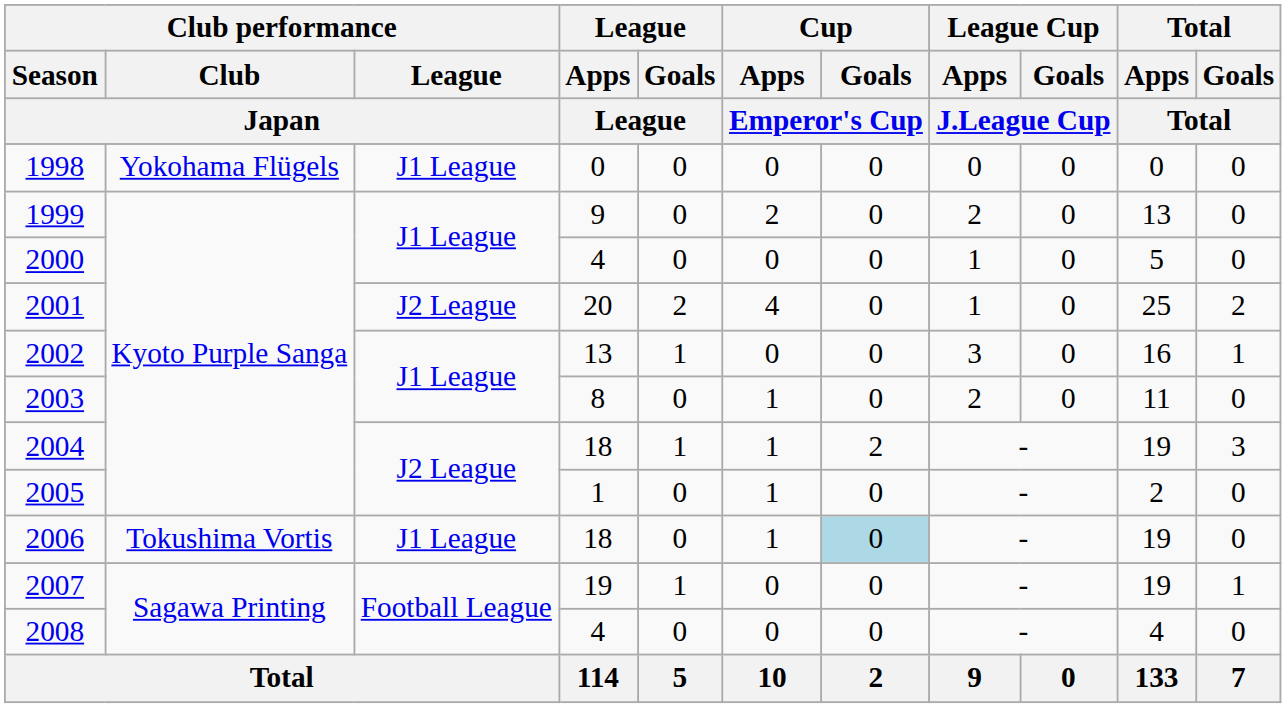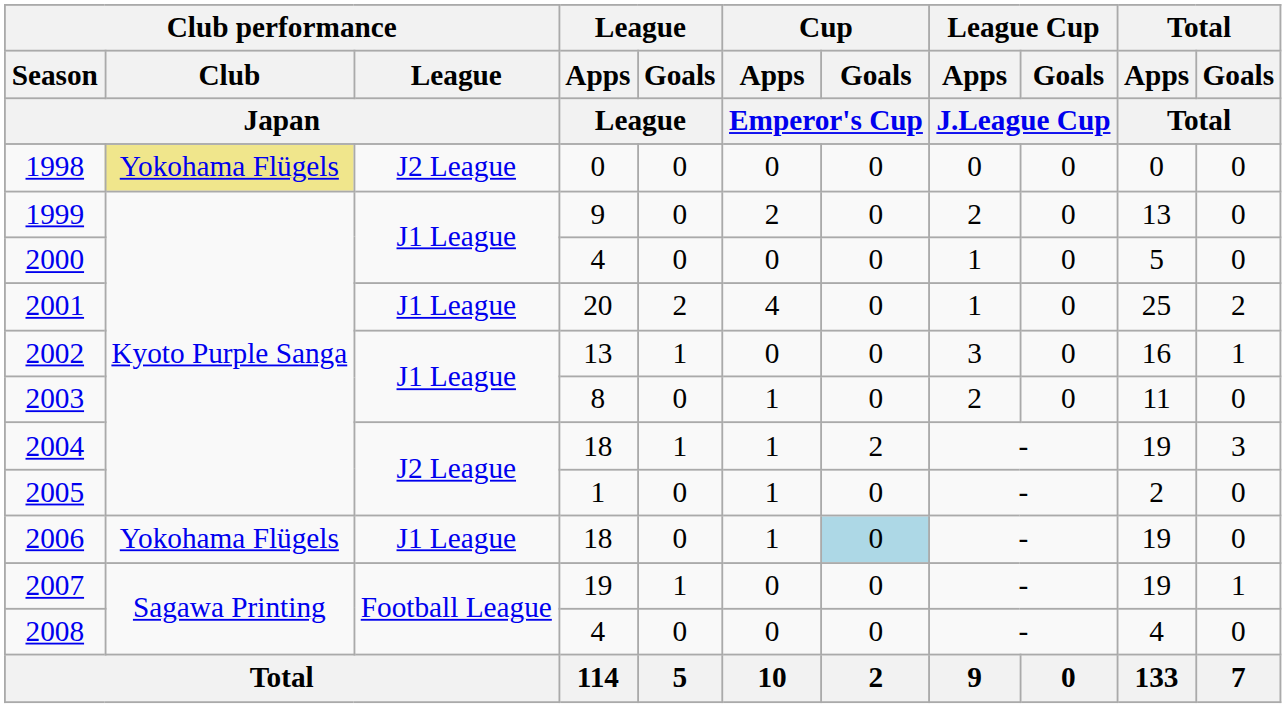(229, 167) no background -> (229, 167) khaki background
(456, 167) J1 League -> (456, 167) J2 League
(456, 306) J2 League -> (456, 306) J1 League
(229, 538) Tokushima Vortis -> (229, 538) Yokohama Flügels
